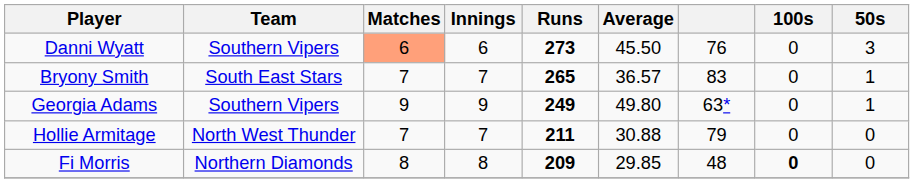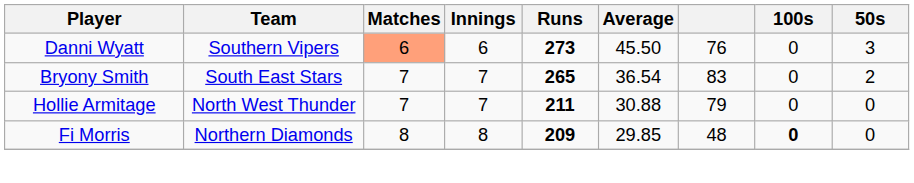(638, 76) 36.57 -> (638, 76) 36.54
(870, 76) 1 -> (870, 76) 2
- row: (94, 105)
